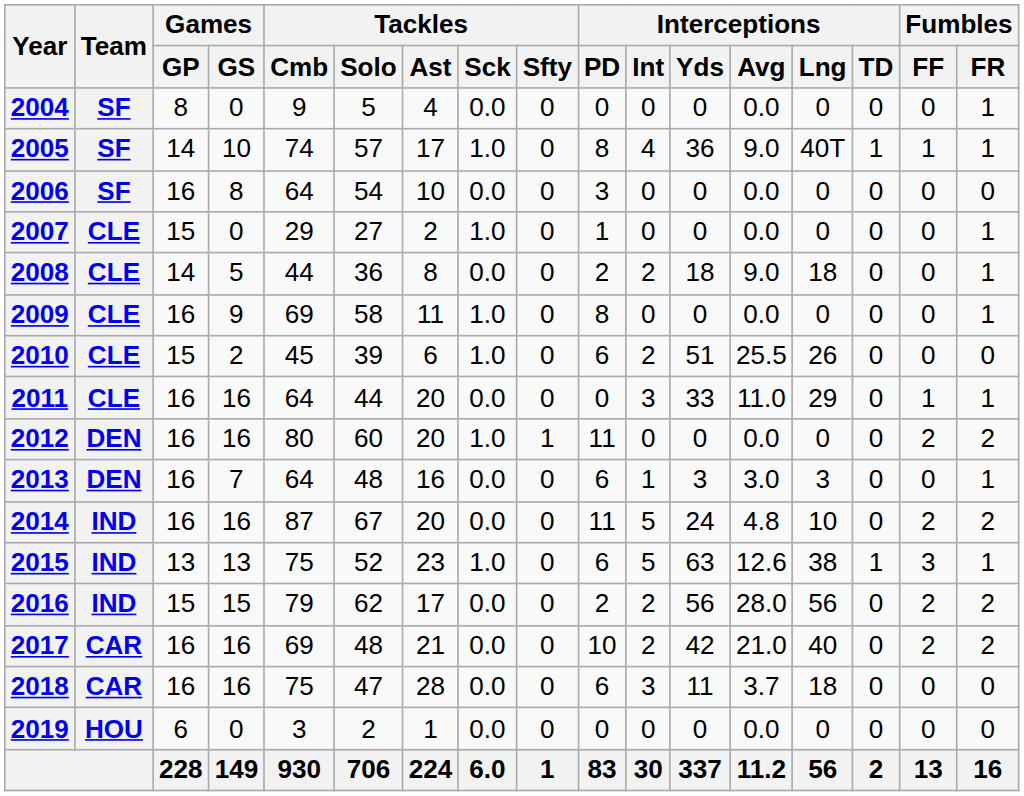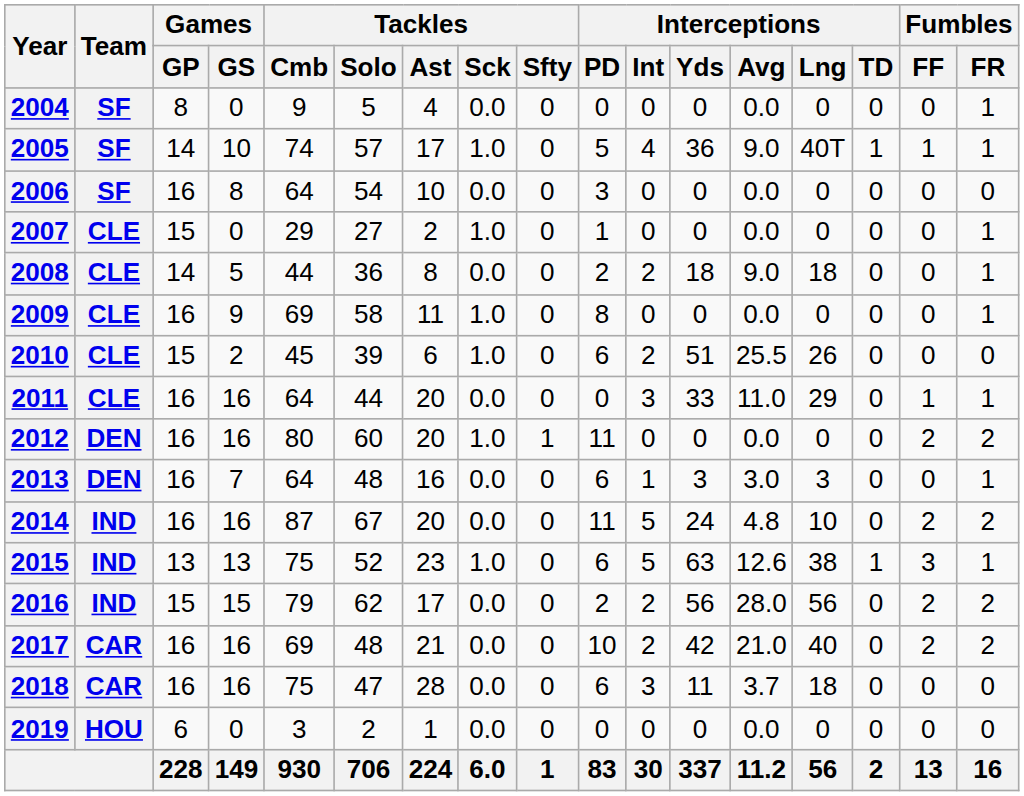(602, 149) 8 -> (602, 149) 5
